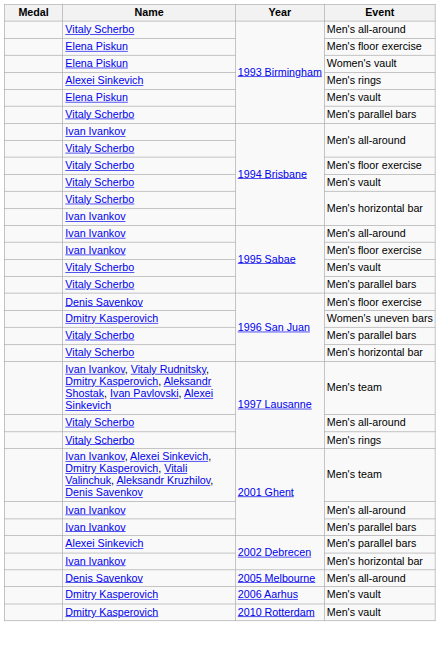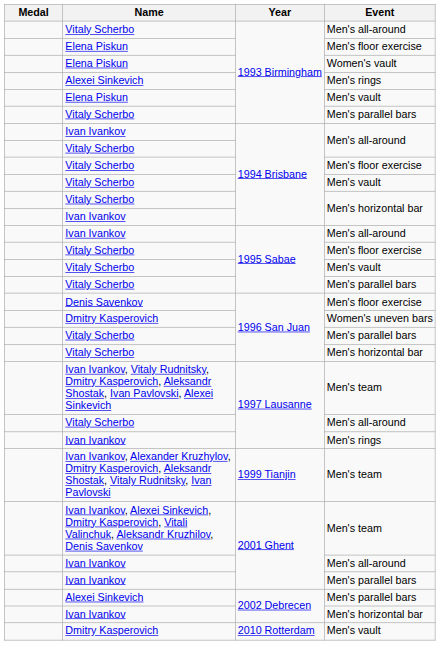(95, 251) Ivan Ivankov -> (100, 251) Vitaly Scherbo
(100, 440) Vitaly Scherbo -> (95, 440) Ivan Ivankov
+ row: (267, 475)
- row: (277, 578)
- row: (268, 595)
